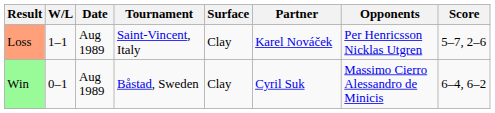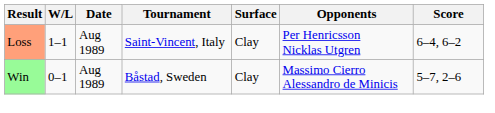- column: (297, 14)
(464, 42) 5–7, 2–6 -> (439, 42) 6–4, 6–2
(464, 84) 6–4, 6–2 -> (439, 76) 5–7, 2–6
